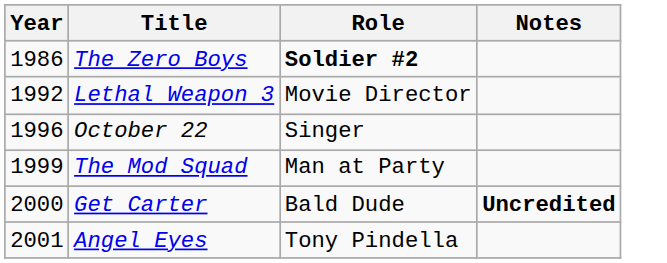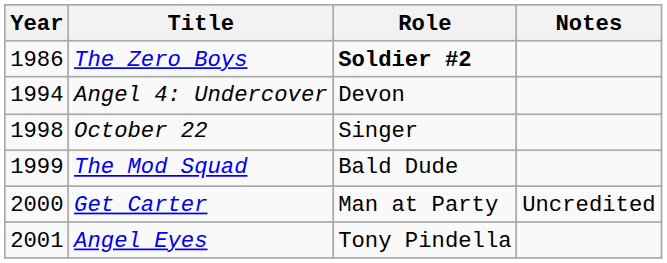- row: (174, 95)
+ row: (201, 95)
(37, 132) 1996 -> (37, 132) 1998
(365, 168) Man at Party -> (398, 168) Bald Dude
(345, 204) Bald Dude -> (418, 204) Man at Party
(549, 204) bold -> (589, 204) normal
